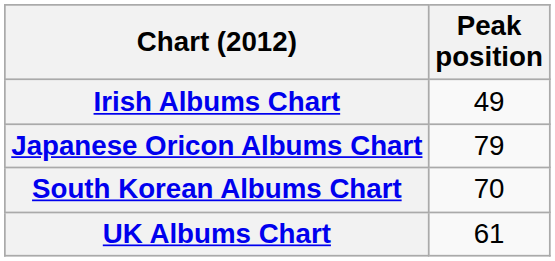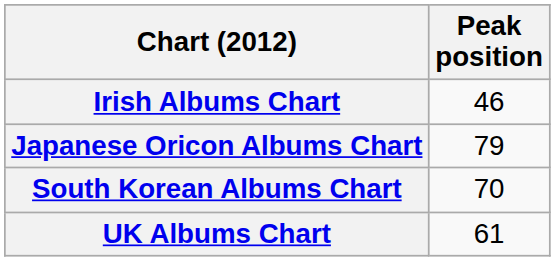(489, 101) 49 -> (489, 101) 46
